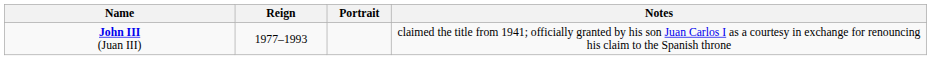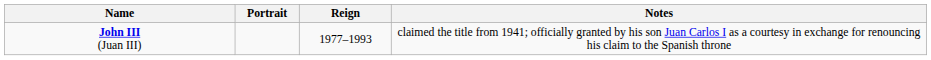columns swapped: (359, 13) <-> (281, 13)
